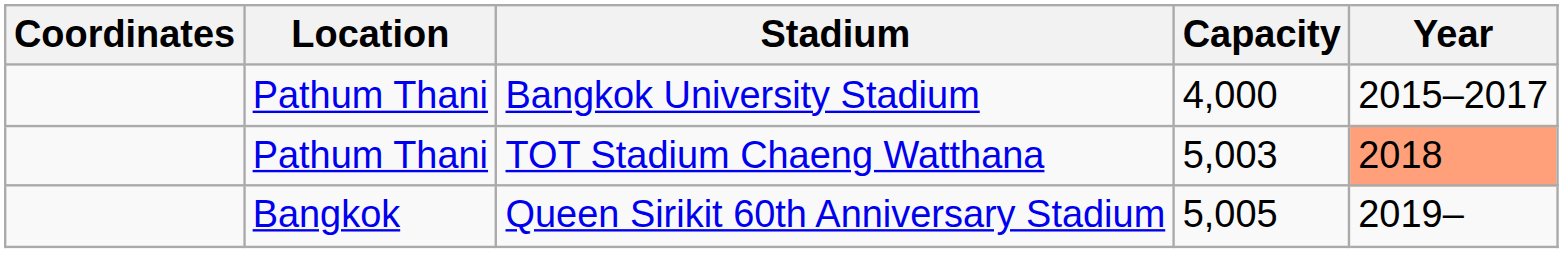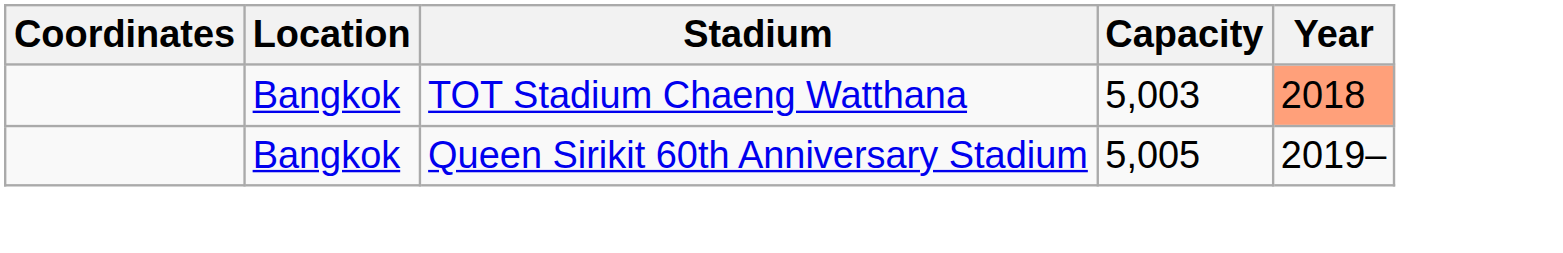- row: (743, 94)
(370, 154) Pathum Thani -> (326, 94) Bangkok
